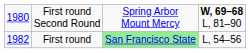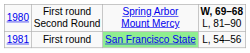(18, 39) 1982 -> (18, 39) 1981
